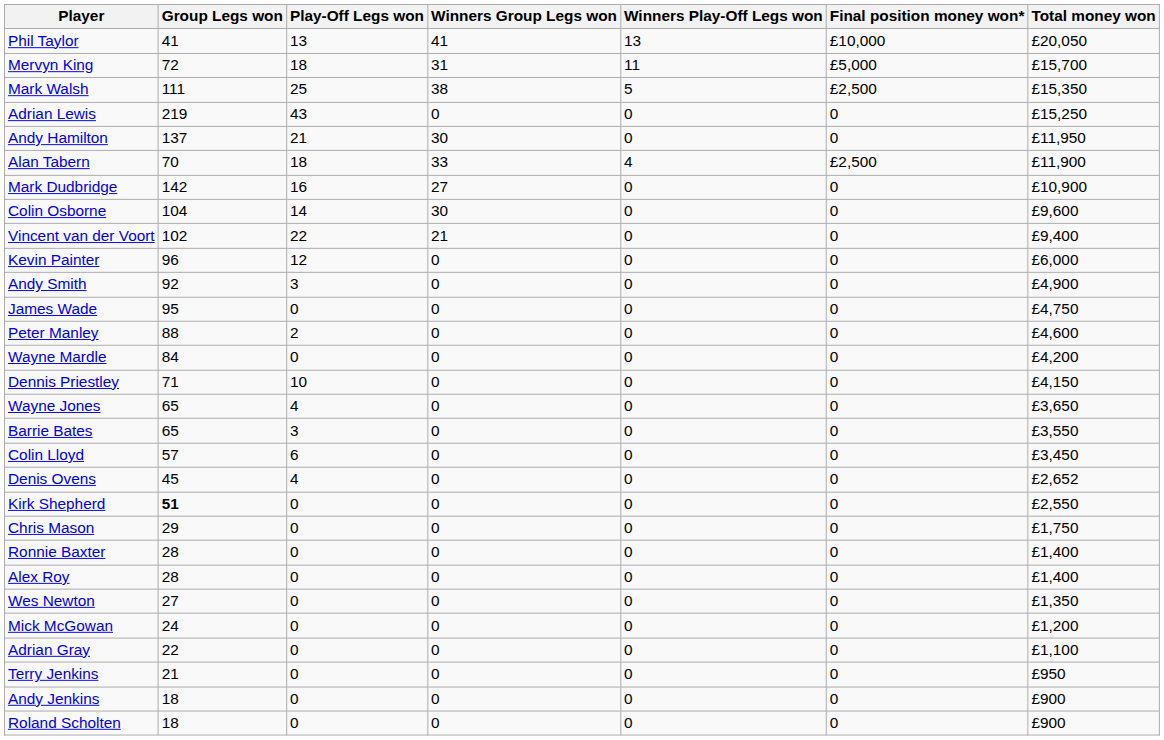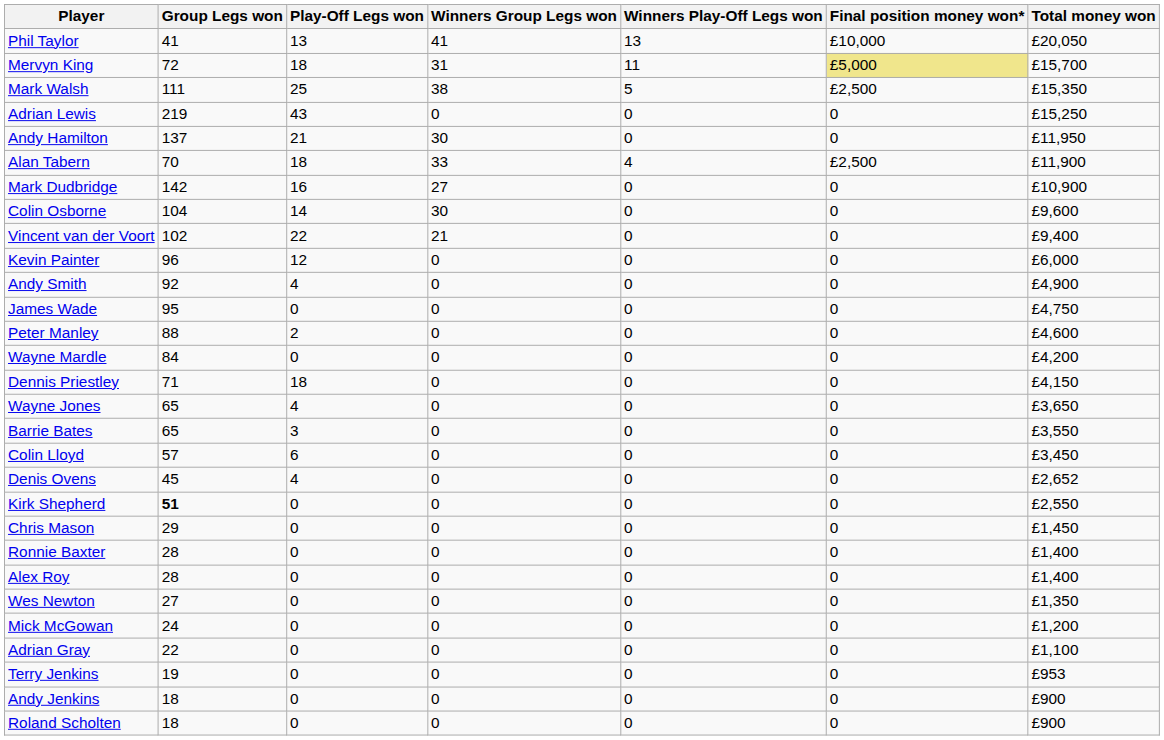(853, 65) no background -> (853, 65) khaki background
(294, 284) 3 -> (294, 284) 4
(298, 382) 10 -> (298, 382) 18
(1055, 528) £1,750 -> (1055, 528) £1,450
(170, 674) 21 -> (170, 674) 19
(1049, 674) £950 -> (1049, 674) £953
